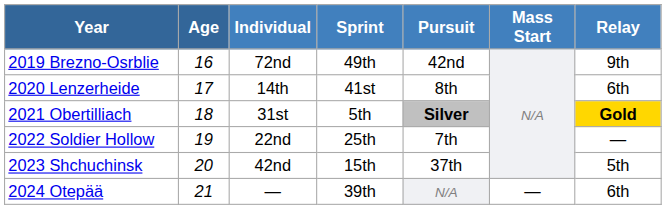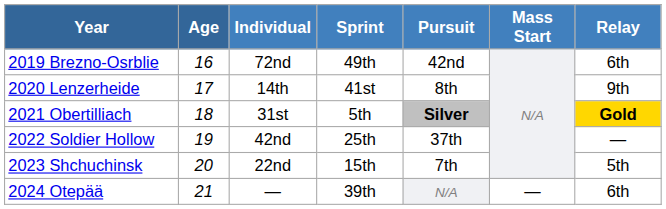(618, 62) 9th -> (618, 62) 6th
(618, 88) 6th -> (618, 88) 9th
(273, 140) 22nd -> (273, 140) 42nd
(446, 140) 7th -> (446, 140) 37th
(273, 166) 42nd -> (273, 166) 22nd
(446, 166) 37th -> (446, 166) 7th
